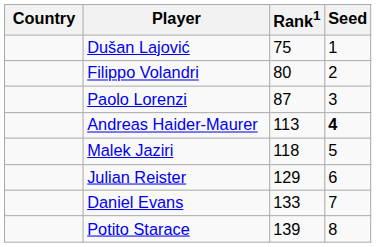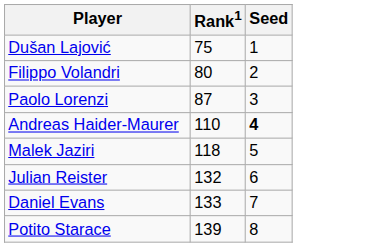- column: (44, 19)
(286, 125) 113 -> (207, 125) 110
(287, 177) 129 -> (208, 177) 132
